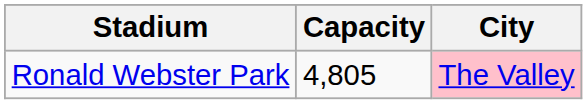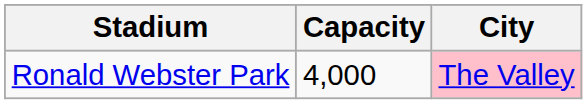(340, 74) 4,805 -> (340, 74) 4,000
